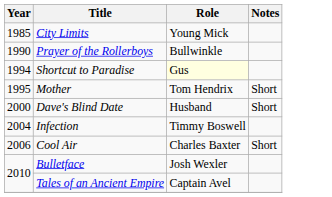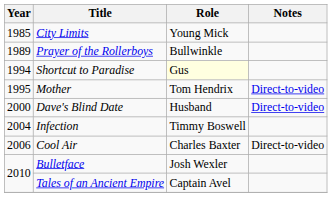(19, 51) 1990 -> (19, 51) 1989
(264, 88) Short -> (288, 88) Direct-to-video
(264, 107) Short -> (288, 107) Direct-to-video
(264, 145) Short -> (288, 145) Direct-to-video
